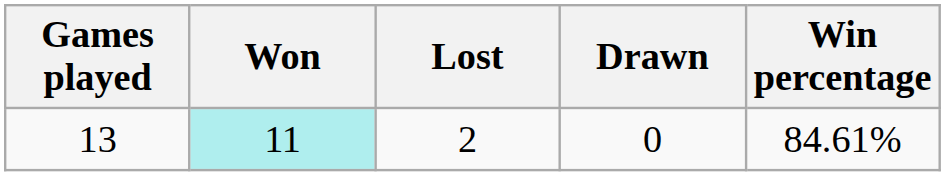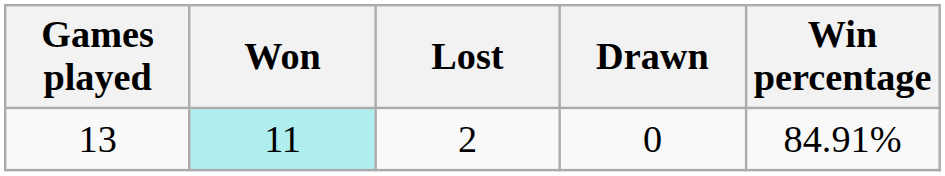(843, 138) 84.61% -> (843, 138) 84.91%
